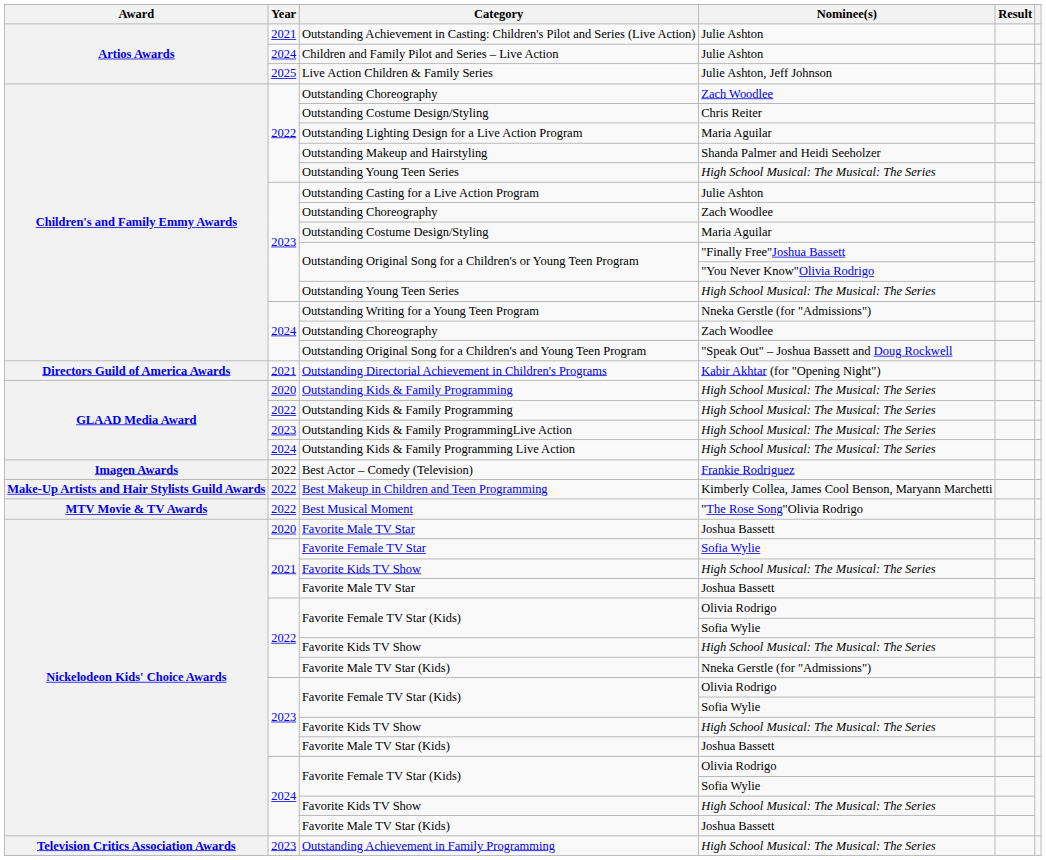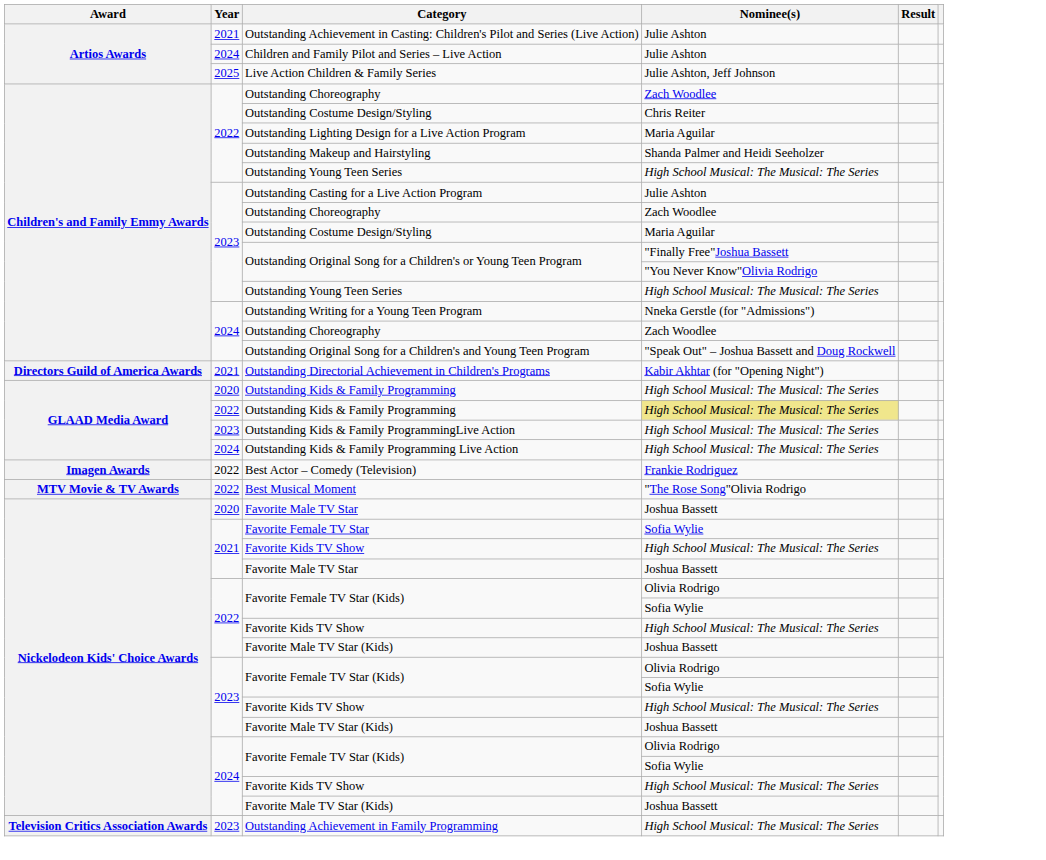(818, 410) no background -> (762, 410) khaki background
- row: (284, 489)
(786, 667) Nneka Gerstle (for "Admissions") -> (681, 647) Joshua Bassett
